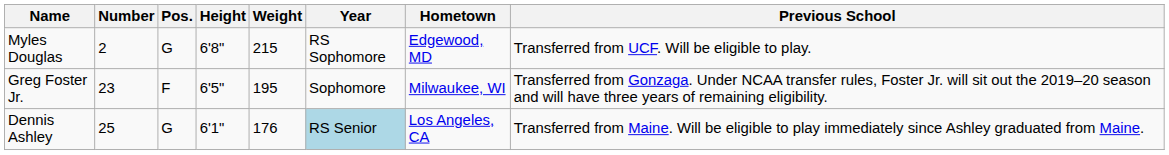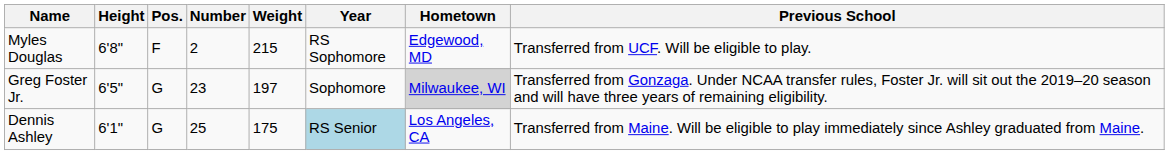columns swapped: (126, 16) <-> (223, 16)
(167, 48) G -> (156, 48) F
(166, 88) F -> (157, 88) G
(265, 88) 195 -> (265, 88) 197
(457, 88) no background -> (457, 88) lightgrey background
(265, 128) 176 -> (265, 128) 175
